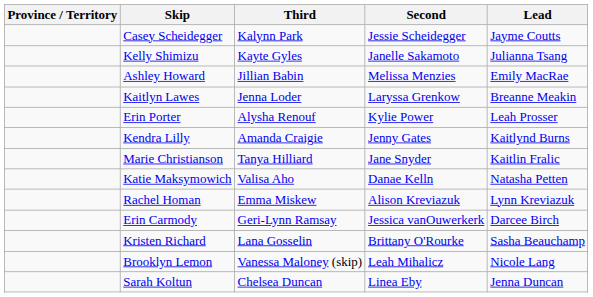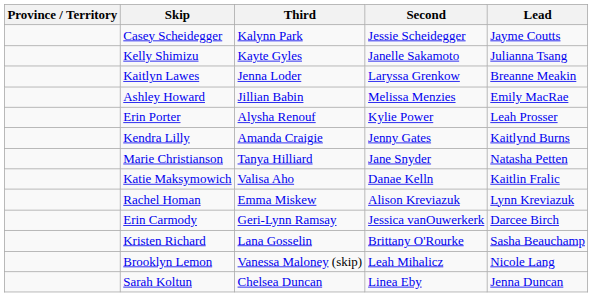rows swapped: (161, 96) <-> (164, 76)
(525, 158) Kaitlin Fralic -> (529, 158) Natasha Petten
(529, 179) Natasha Petten -> (525, 179) Kaitlin Fralic
